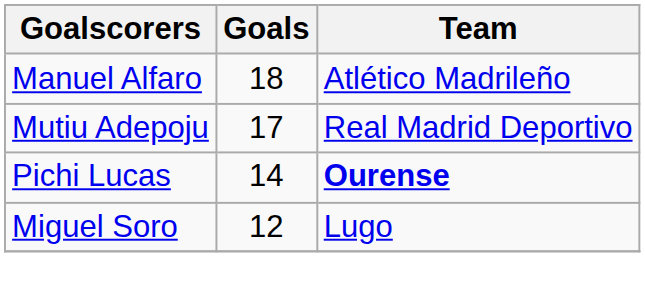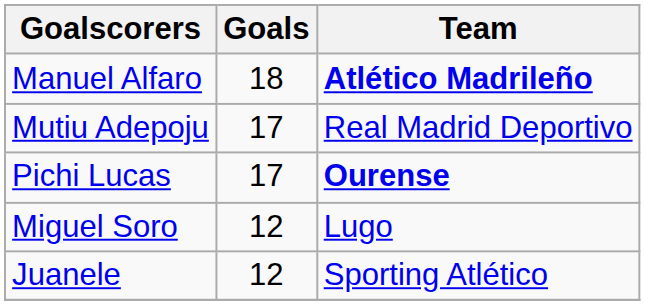(447, 78) normal -> (458, 78) bold
(266, 176) 14 -> (266, 176) 17
+ row: (66, 275)
